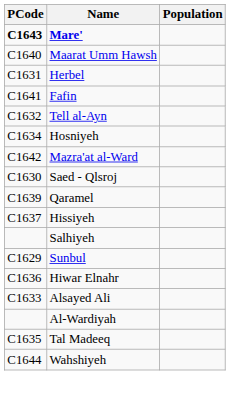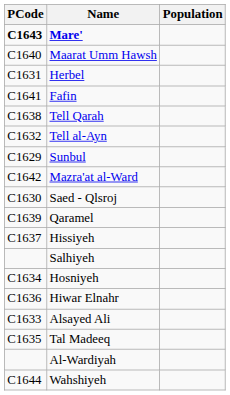+ row: (77, 116)
rows swapped: (68, 258) <-> (74, 136)
rows swapped: (80, 339) <-> (83, 319)
